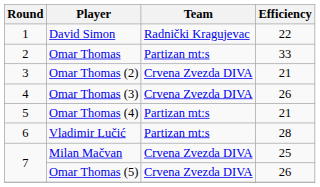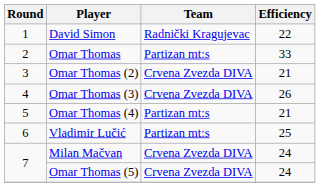(285, 133) 28 -> (285, 133) 25
(285, 152) 25 -> (285, 152) 24
(285, 172) 26 -> (285, 172) 24
